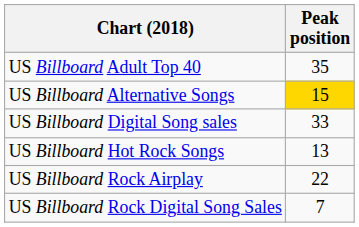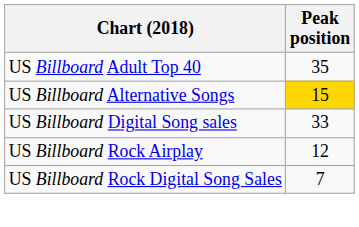- row: (116, 151)
(320, 179) 22 -> (320, 151) 12
